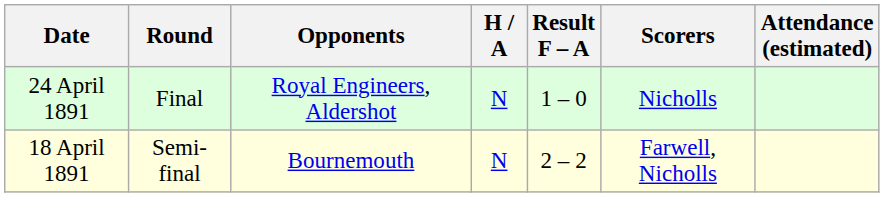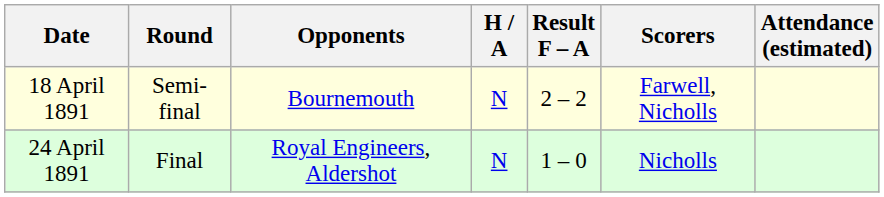rows swapped: (67, 160) <-> (67, 98)
